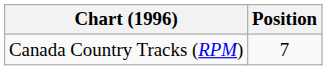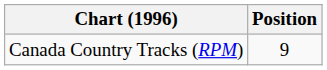(285, 49) 7 -> (285, 49) 9
